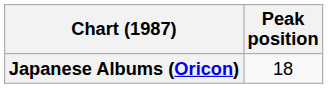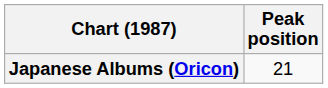(283, 68) 18 -> (283, 68) 21
